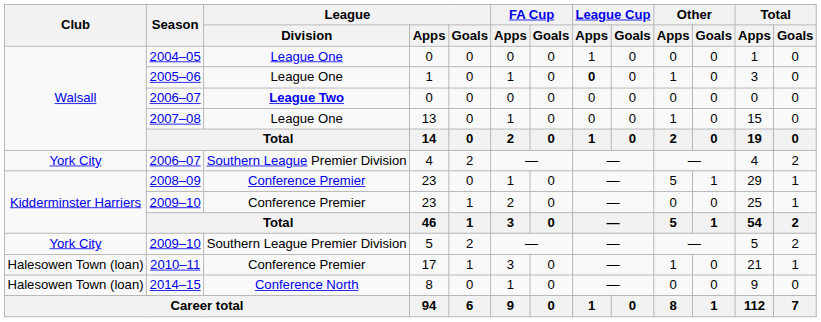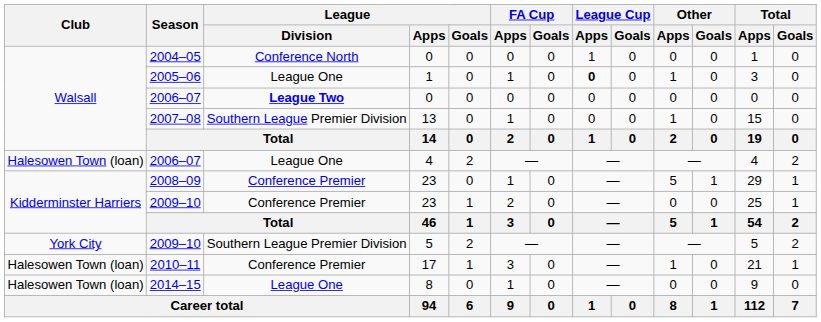(307, 56) League One -> (307, 56) Conference North
(307, 118) League One -> (307, 118) Southern League Premier Division
(75, 160) York City -> (76, 160) Halesowen Town (loan)
(307, 160) Southern League Premier Division -> (307, 160) League One
(307, 285) Conference North -> (307, 285) League One
